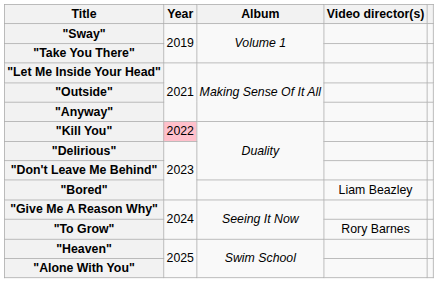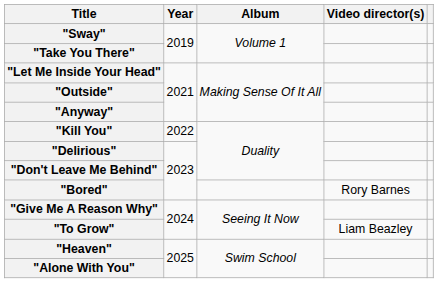(180, 131) pink background -> (180, 131) no background
(376, 190) Liam Beazley -> (376, 190) Rory Barnes
(376, 229) Rory Barnes -> (376, 229) Liam Beazley
